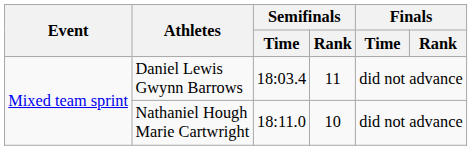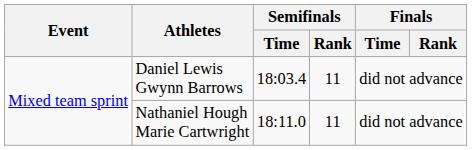(333, 122) 10 -> (333, 122) 11
